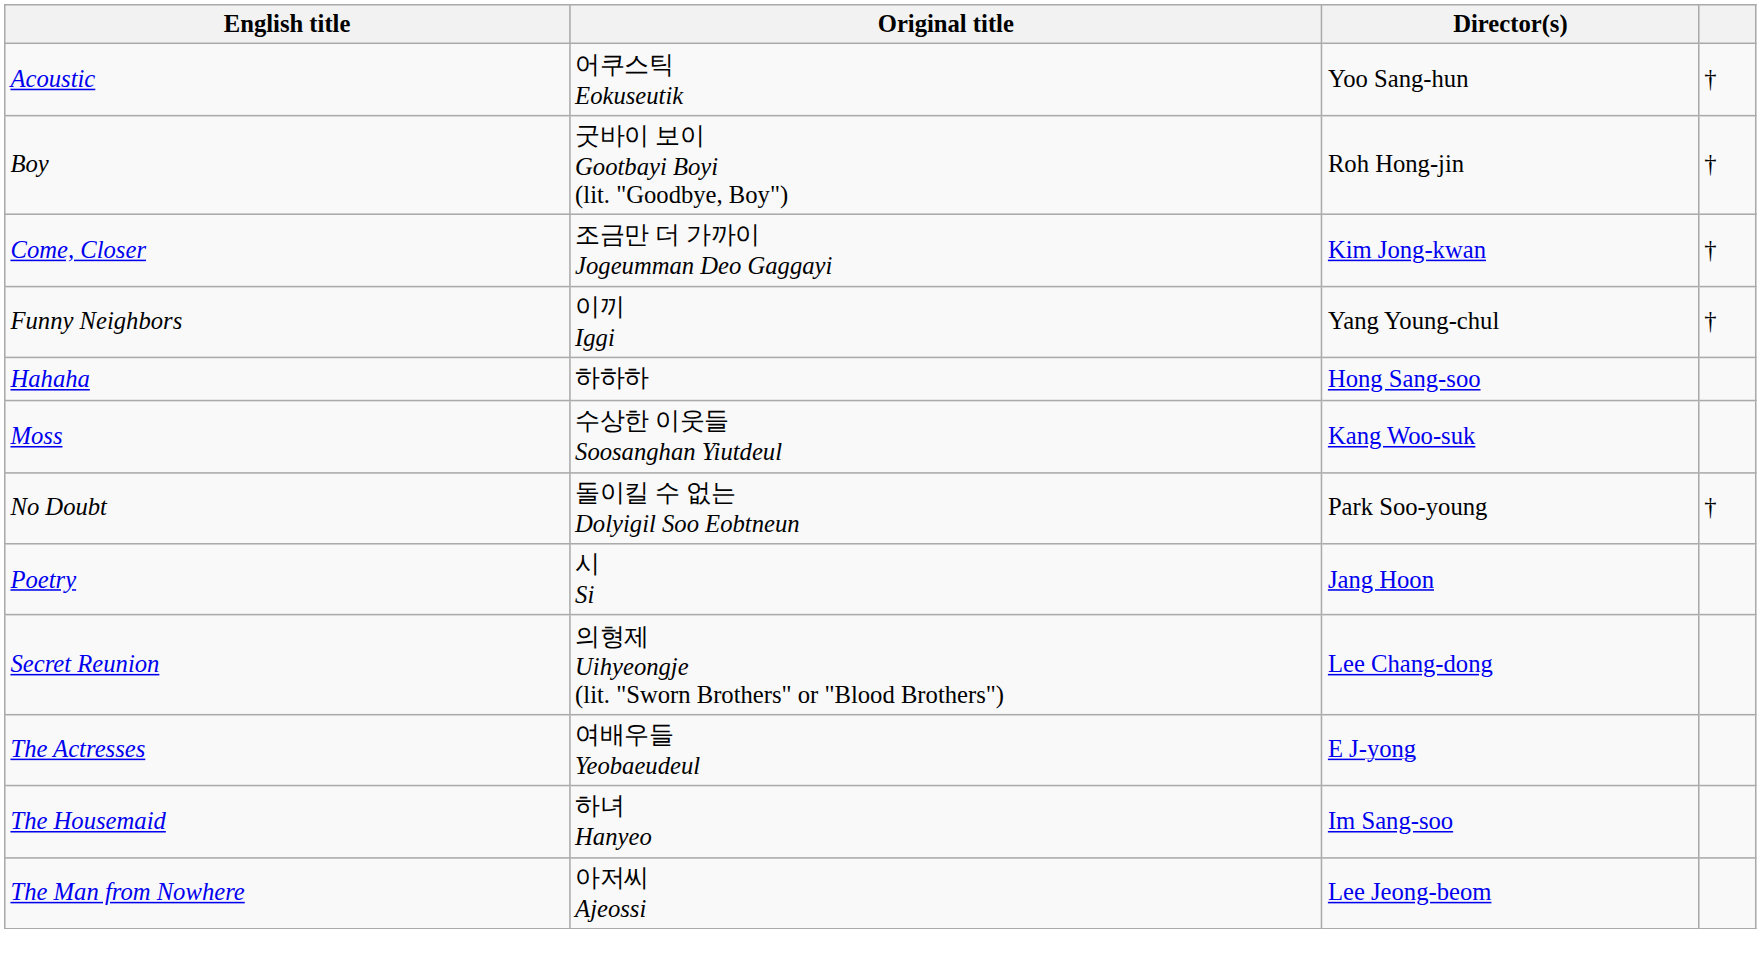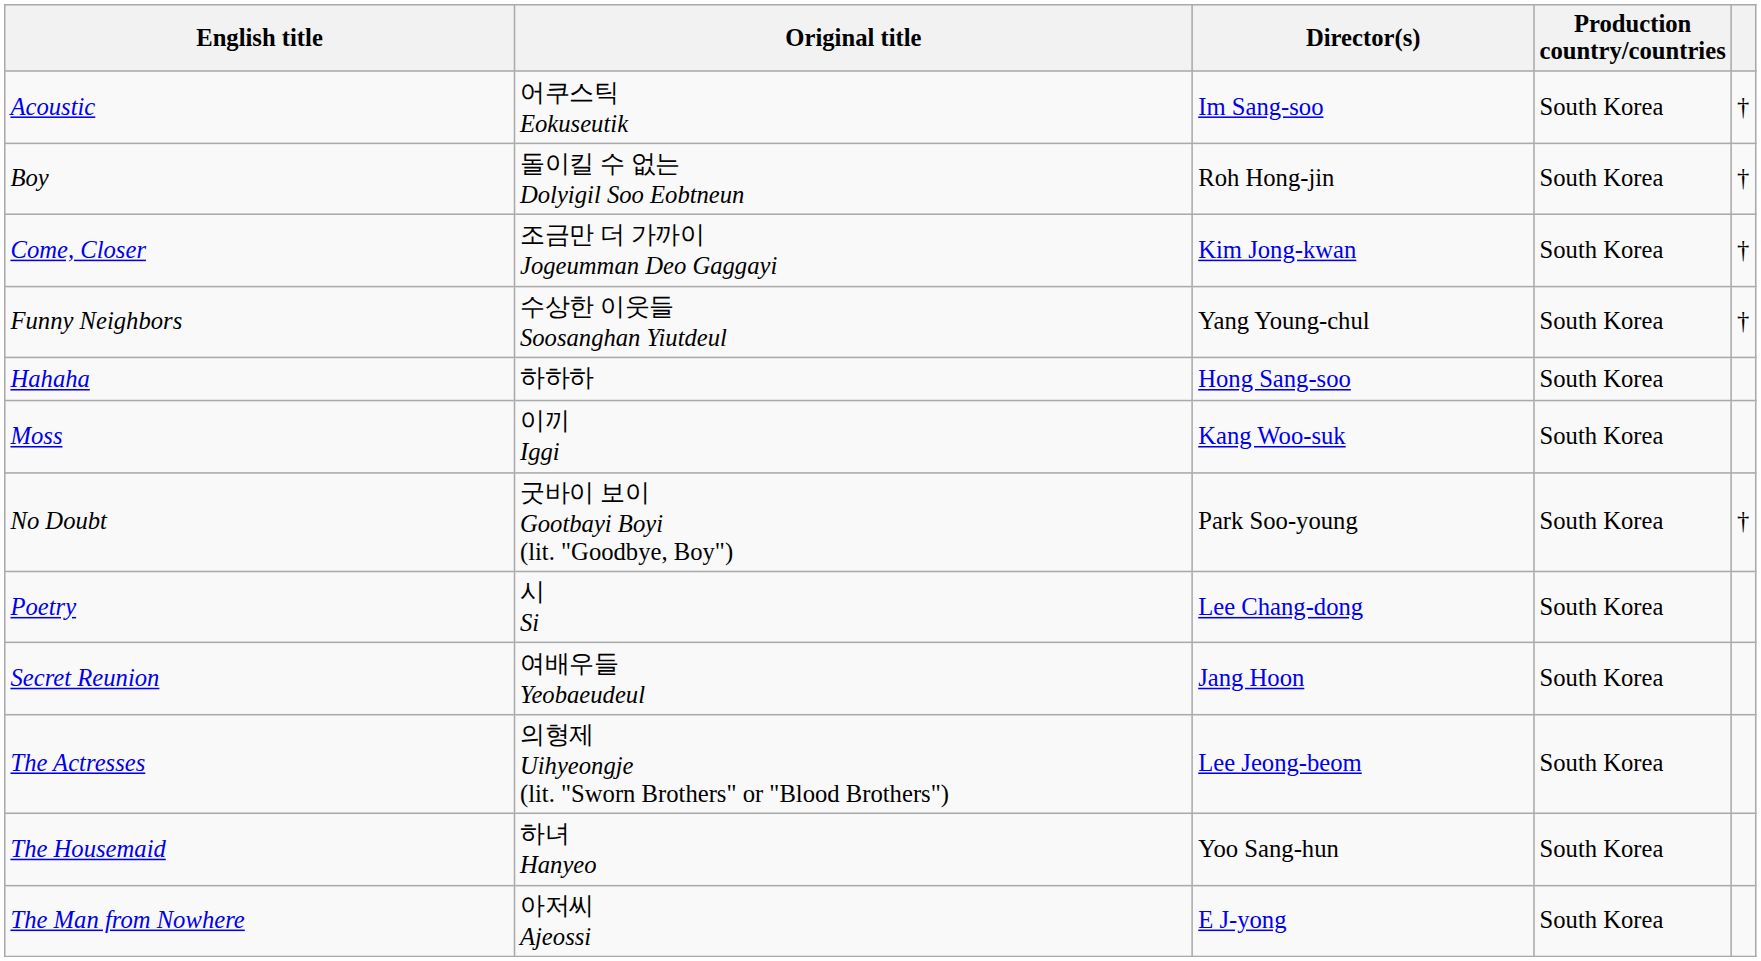+ column: (1633, 37)
(1398, 79) Yoo Sang-hun -> (1261, 107) Im Sang-soo
(682, 165) 굿바이 보이 Gootbayi Boyi (lit. "Goodbye, Boy") -> (632, 179) 돌이킬 수 없는 Dolyigil Soo Eobtneun
(600, 322) 이끼 Iggi -> (623, 322) 수상한 이웃들 Soosanghan Yiutdeul
(679, 437) 수상한 이웃들 Soosanghan Yiutdeul -> (545, 437) 이끼 Iggi
(687, 508) 돌이킬 수 없는 Dolyigil Soo Eobtneun -> (627, 522) 굿바이 보이 Gootbayi Boyi (lit. "Goodbye, Boy")
(1381, 579) Jang Hoon -> (1281, 606) Lee Chang-dong
(790, 665) 의형제 Uihyeongje (lit. "Sworn Brothers" or "Blood Brothers") -> (582, 679) 여배우들 Yeobaeudeul
(1410, 664) Lee Chang-dong -> (1251, 678) Jang Hoon
(638, 750) 여배우들 Yeobaeudeul -> (734, 764) 의형제 Uihyeongje (lit. "Sworn Brothers" or "Blood Brothers")
(1372, 749) E J-yong -> (1280, 763) Lee Jeong-beom
(1391, 821) Im Sang-soo -> (1269, 848) Yoo Sang-hun
(1410, 892) Lee Jeong-beom -> (1242, 920) E J-yong
